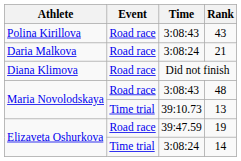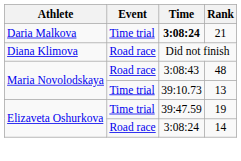- row: (221, 33)
(133, 52) Road race -> (132, 33) Time trial
(181, 52) normal -> (181, 33) bold
(133, 128) Road race -> (132, 109) Time trial
(132, 147) Time trial -> (133, 128) Road race
